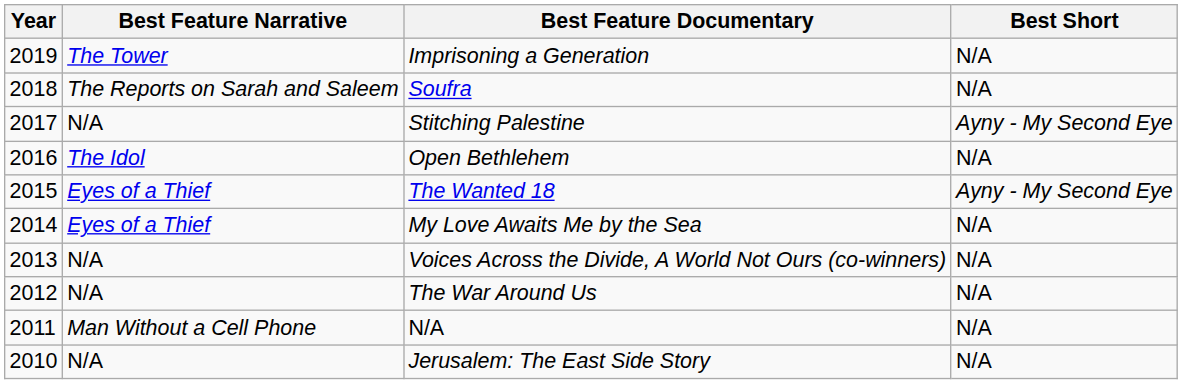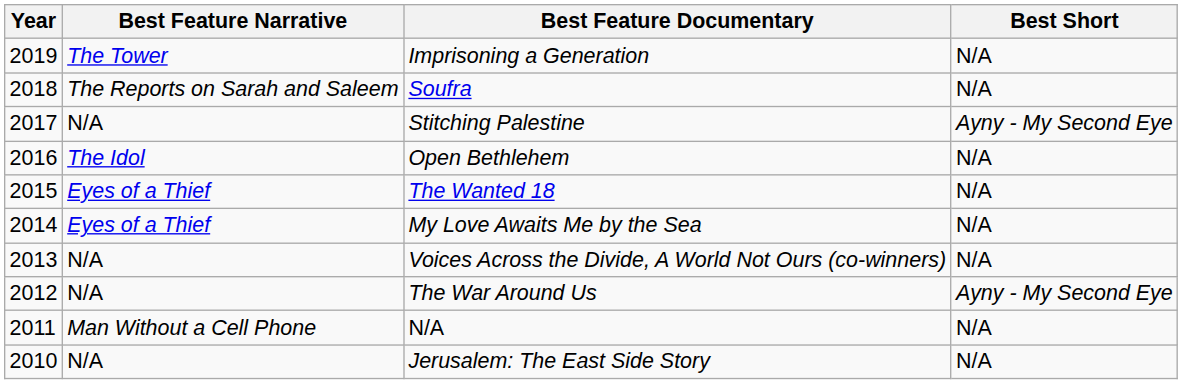(1064, 191) Ayny - My Second Eye -> (974, 191) N/A
(974, 293) N/A -> (1064, 293) Ayny - My Second Eye
